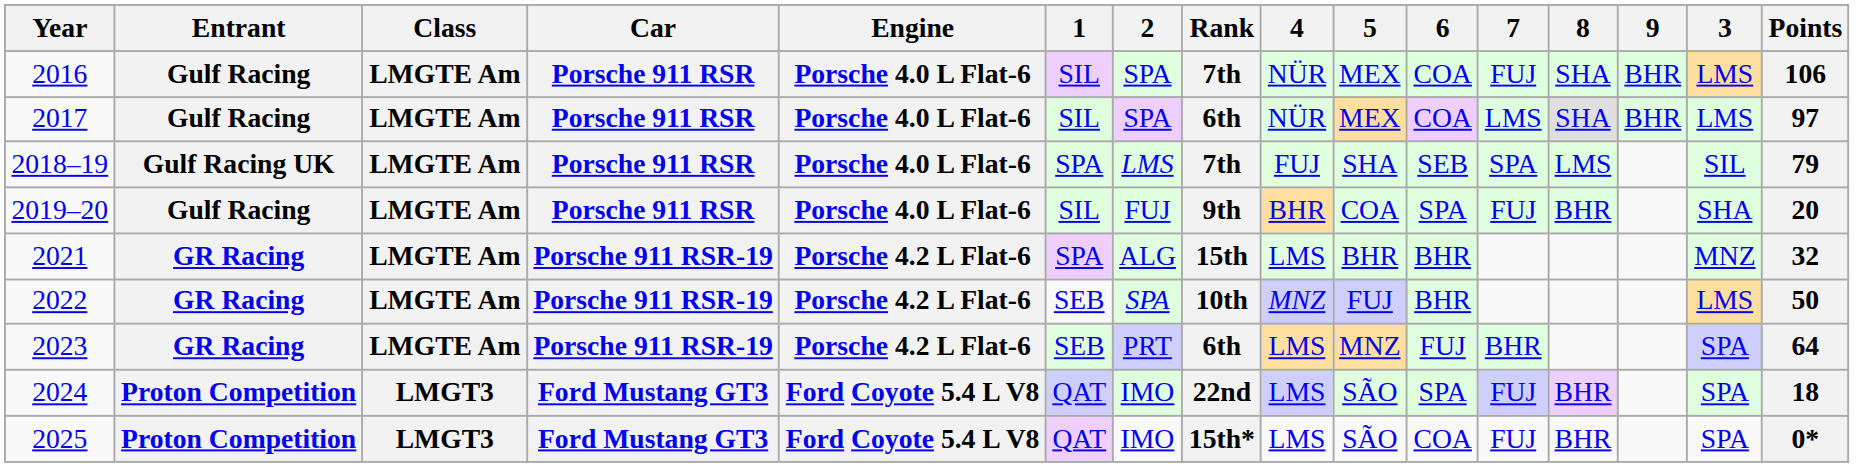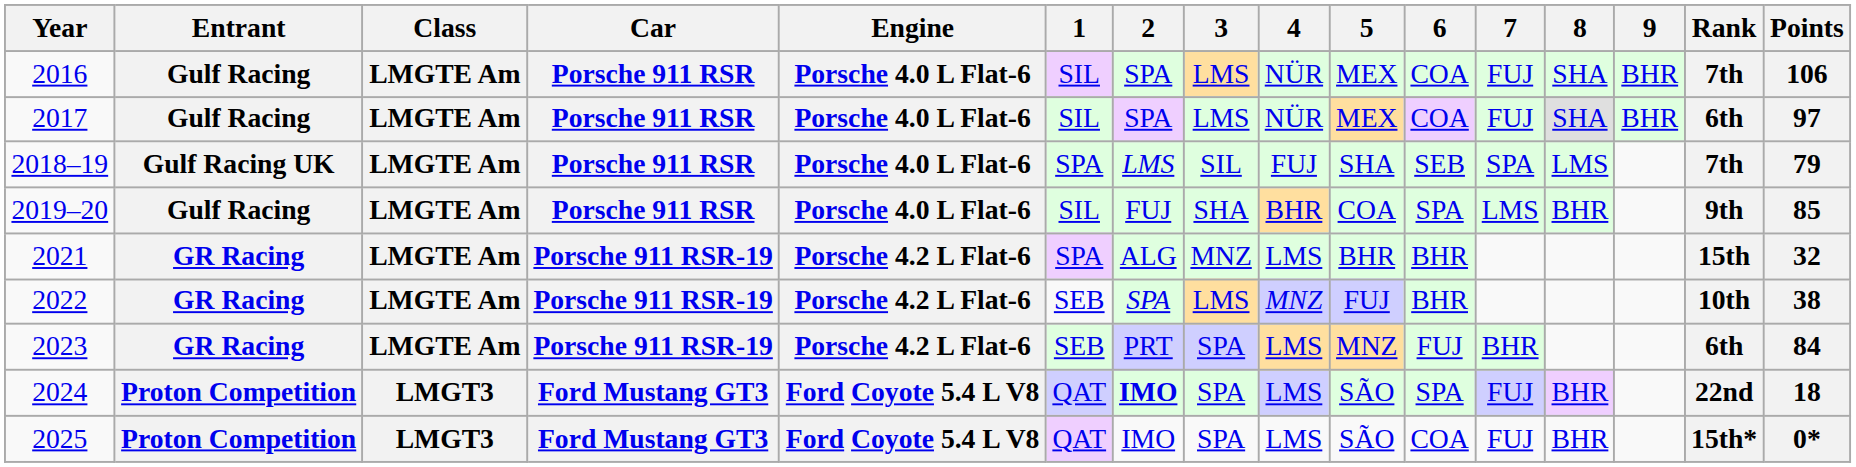columns swapped: (1725, 27) <-> (1222, 27)
(1513, 118) LMS -> (1510, 118) FUJ
(1513, 210) FUJ -> (1510, 210) LMS
(1805, 210) 20 -> (1807, 210) 85
(1805, 301) 50 -> (1807, 301) 38
(1805, 346) 64 -> (1807, 346) 84
(1147, 392) normal -> (1148, 392) bold
